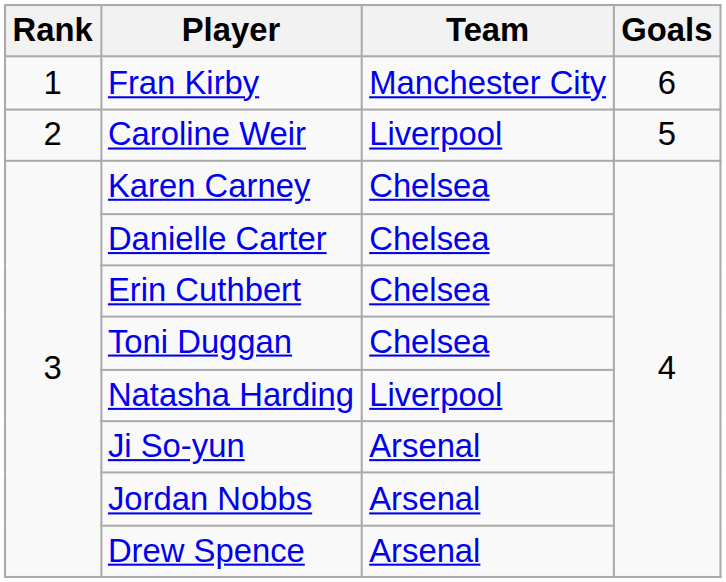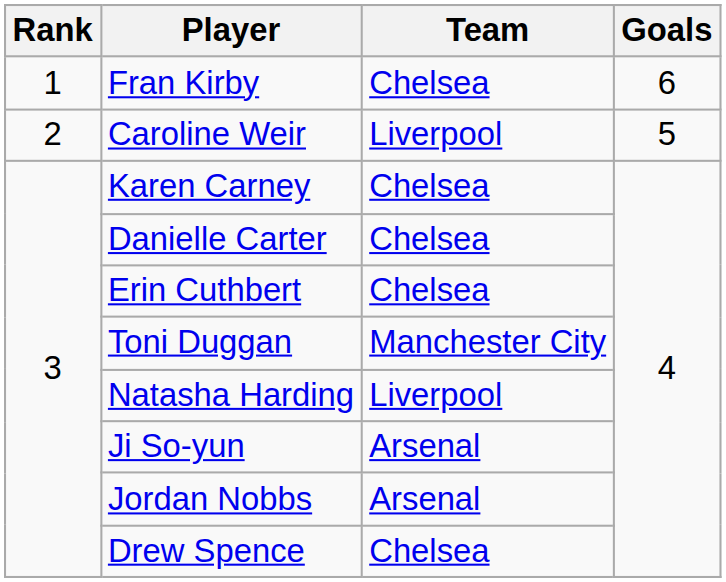(488, 82) Manchester City -> (429, 82) Chelsea
(429, 342) Chelsea -> (488, 342) Manchester City
(425, 550) Arsenal -> (429, 550) Chelsea
